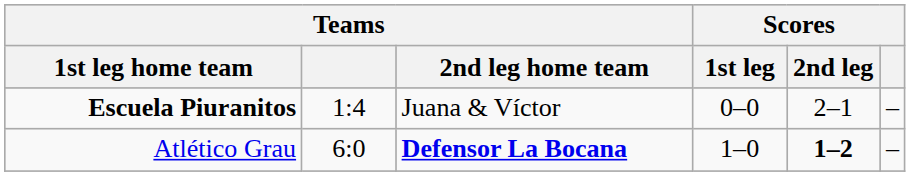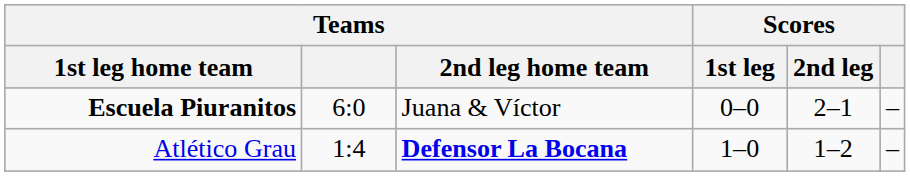(349, 107) 1:4 -> (349, 107) 6:0
(349, 149) 6:0 -> (349, 149) 1:4
(833, 149) bold -> (833, 149) normal
